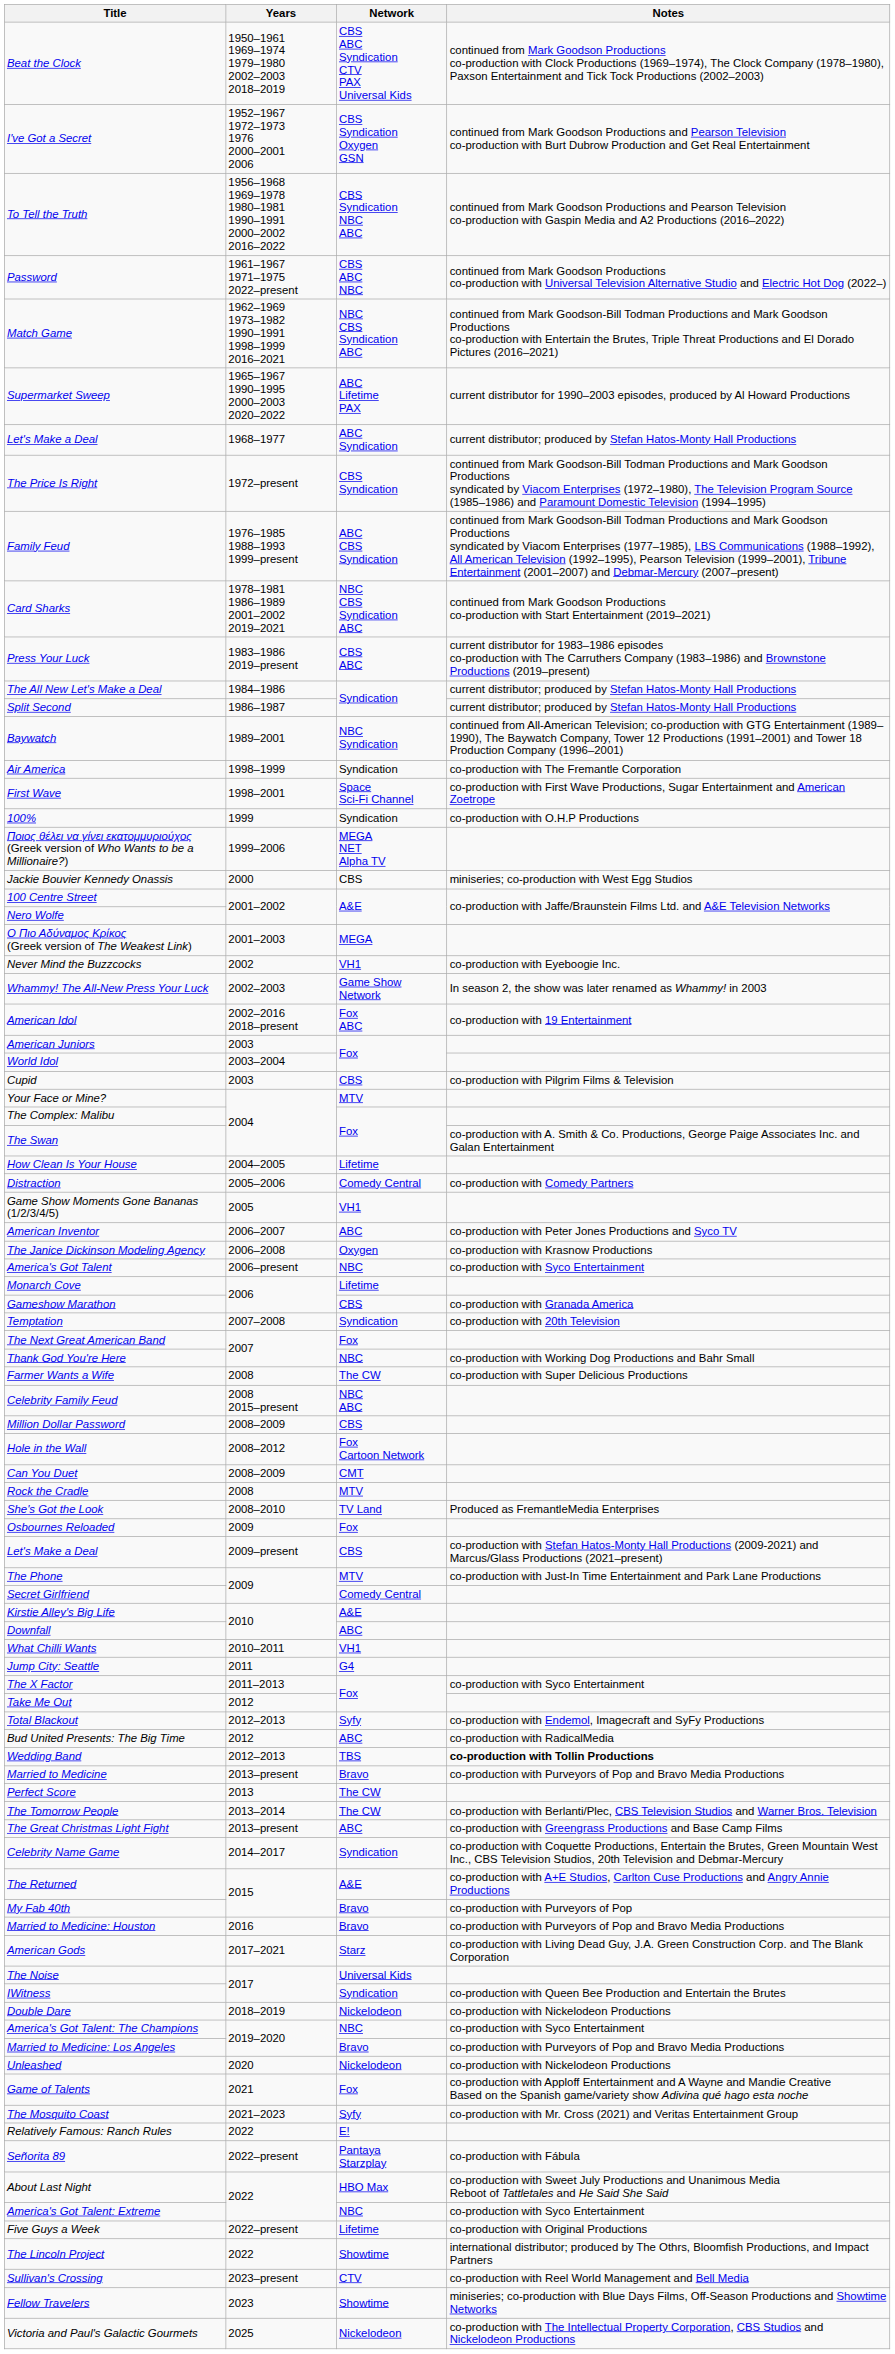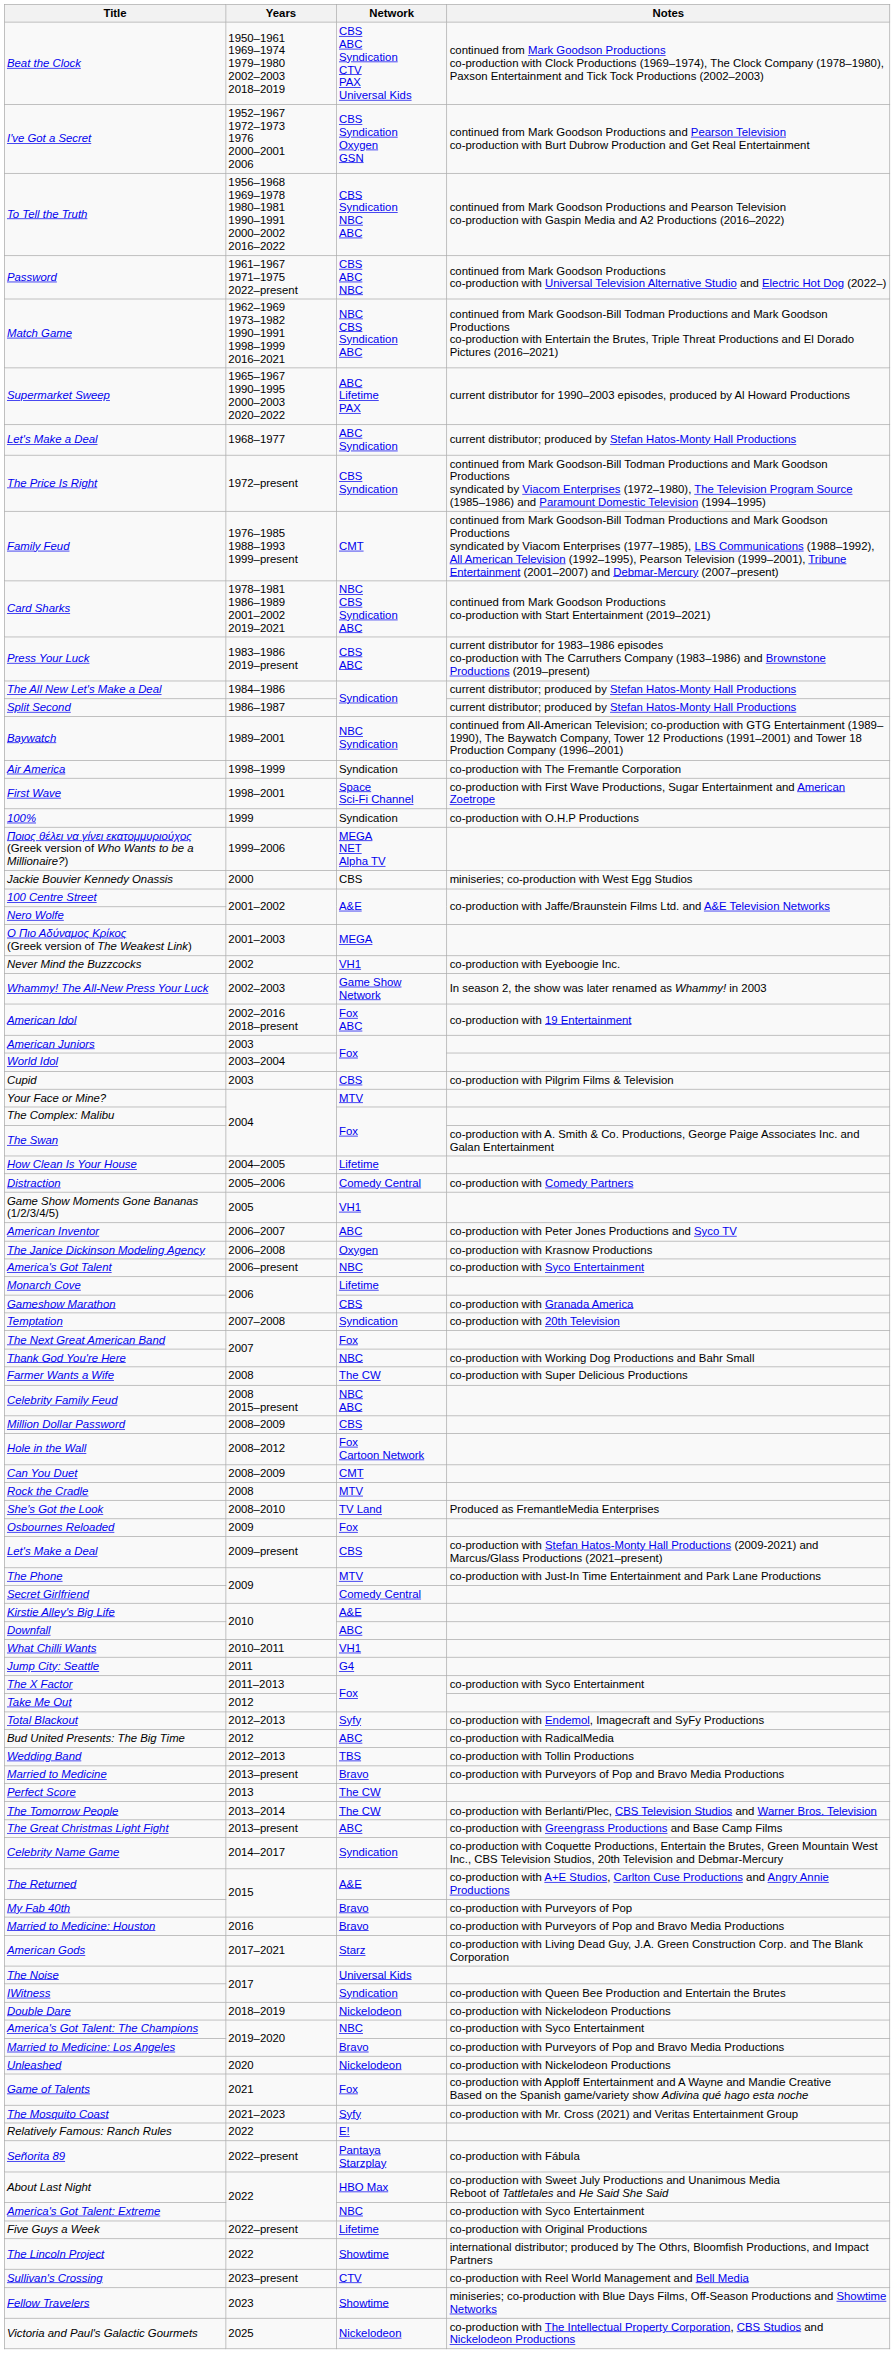(368, 546) ABC CBS Syndication -> (351, 546) CMT
(552, 1756) bold -> (542, 1756) normal
